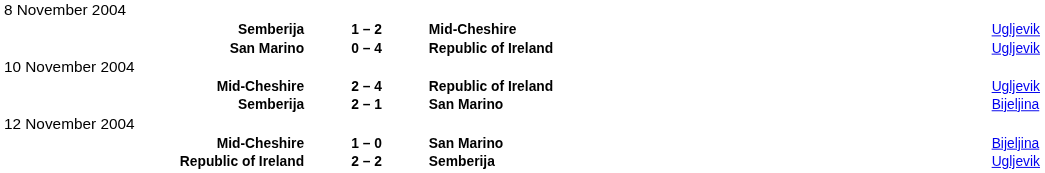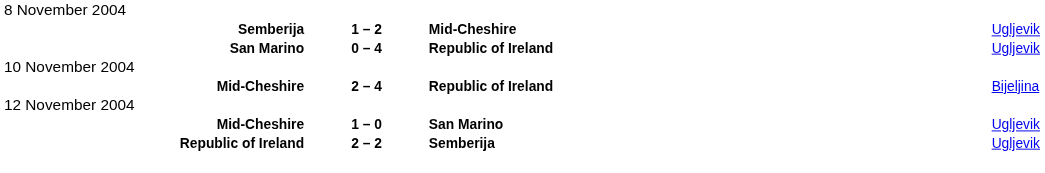(1016, 86) Ugljevik -> (1015, 86) Bijeljina
- row: (271, 105)
(1015, 143) Bijeljina -> (1016, 125) Ugljevik
